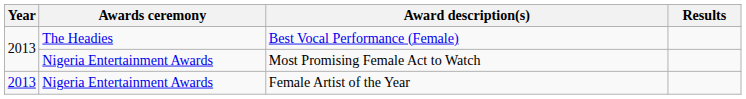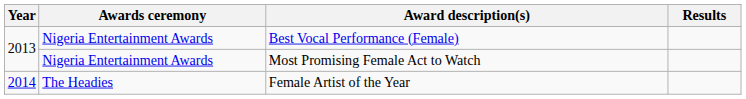(78, 37) The Headies -> (128, 37) Nigeria Entertainment Awards
(22, 82) 2013 -> (22, 82) 2014
(128, 82) Nigeria Entertainment Awards -> (78, 82) The Headies
